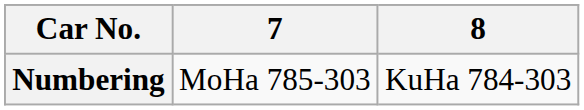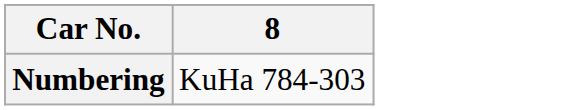- column: (275, 29)
